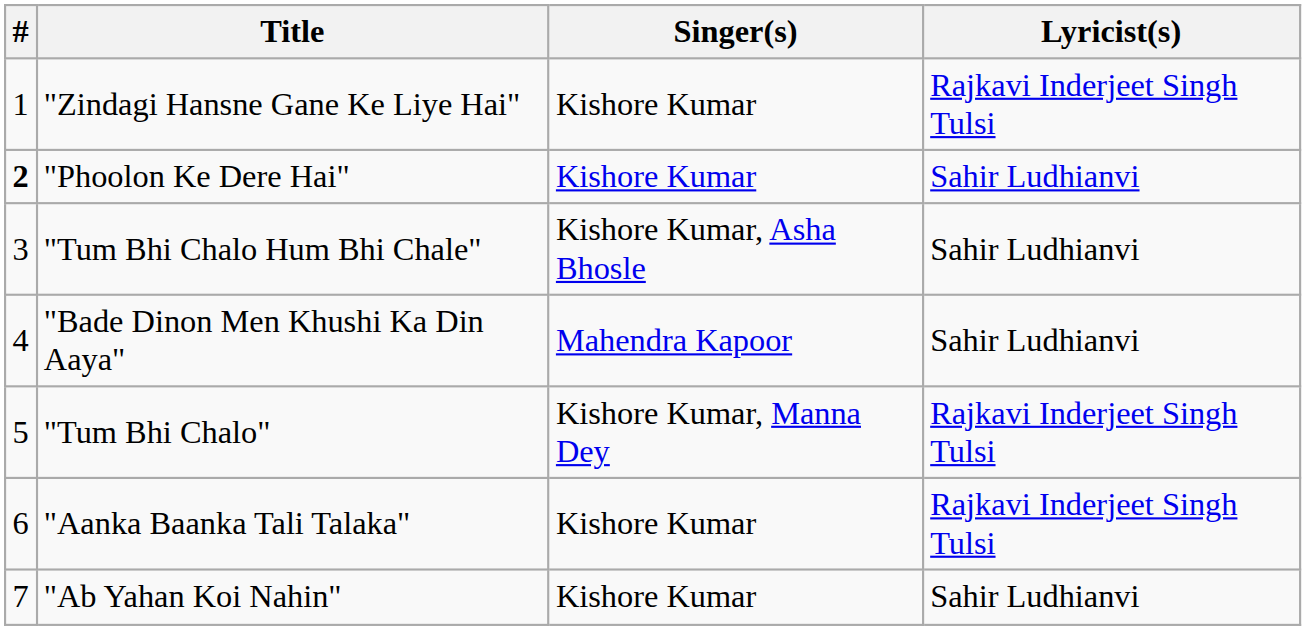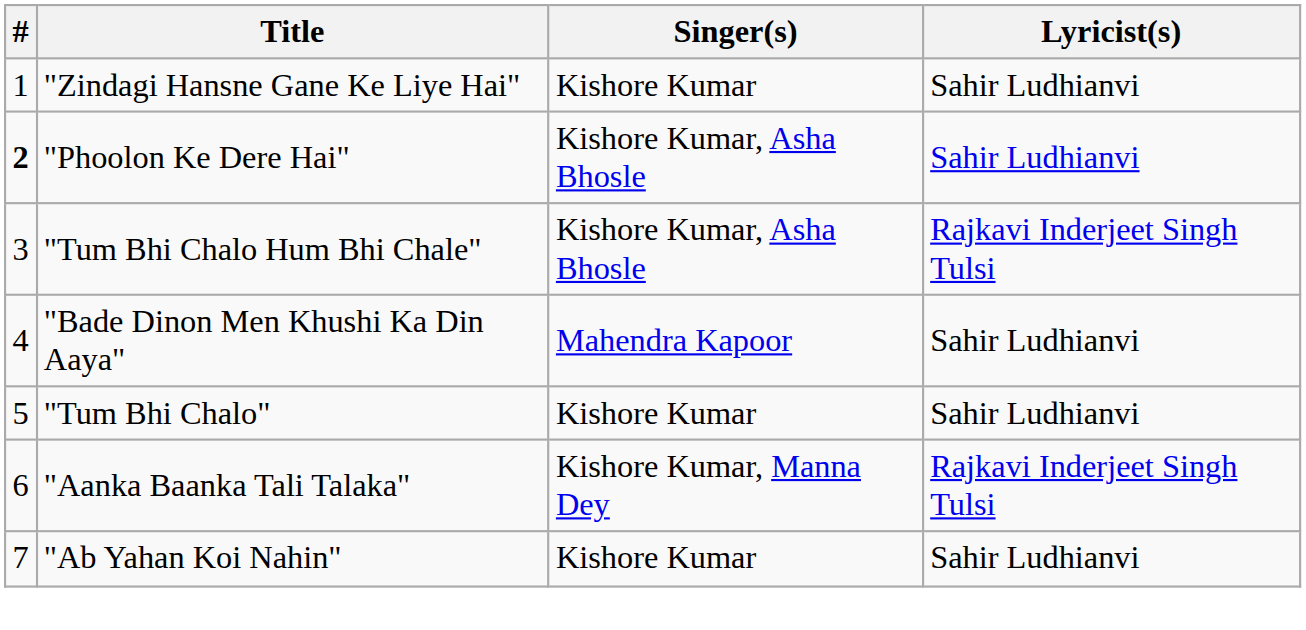(1084, 103) Rajkavi Inderjeet Singh Tulsi -> (1035, 84) Sahir Ludhianvi
(656, 176) Kishore Kumar -> (696, 157) Kishore Kumar, Asha Bhosle
(1035, 249) Sahir Ludhianvi -> (1084, 249) Rajkavi Inderjeet Singh Tulsi
(708, 432) Kishore Kumar, Manna Dey -> (656, 413) Kishore Kumar
(1084, 432) Rajkavi Inderjeet Singh Tulsi -> (1035, 413) Sahir Ludhianvi
(656, 524) Kishore Kumar -> (708, 485) Kishore Kumar, Manna Dey
